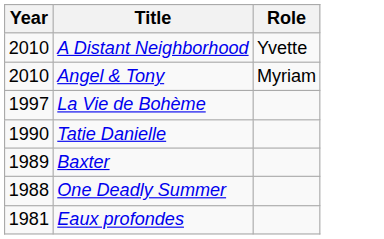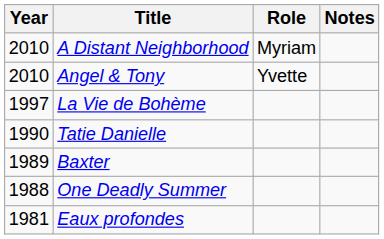+ column: (350, 18)
(282, 47) Yvette -> (287, 47) Myriam
(287, 76) Myriam -> (282, 76) Yvette
